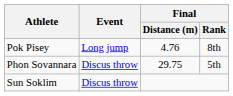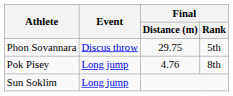rows swapped: (42, 65) <-> (28, 47)
(110, 83) Discus throw -> (105, 83) Long jump
